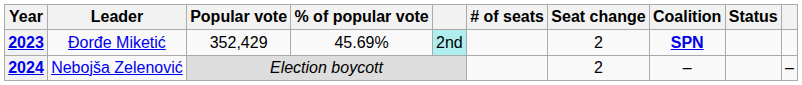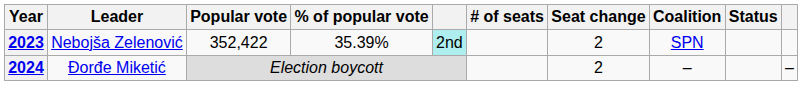(117, 42) Đorđe Miketić -> (117, 42) Nebojša Zelenović
(239, 42) 352,429 -> (239, 42) 352,422
(362, 42) 45.69% -> (362, 42) 35.39%
(687, 42) bold -> (687, 42) normal
(117, 67) Nebojša Zelenović -> (117, 67) Đorđe Miketić
